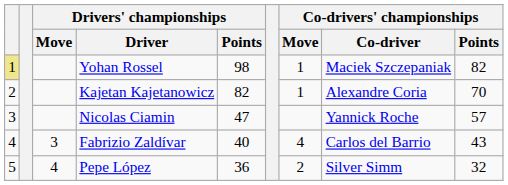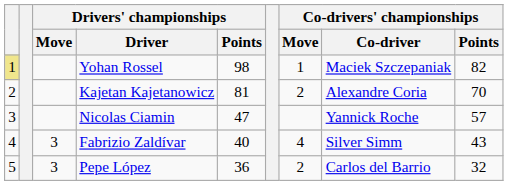(242, 92) 82 -> (242, 92) 81
(300, 92) 1 -> (300, 92) 2
(378, 142) Carlos del Barrio -> (364, 142) Silver Simm
(54, 167) 4 -> (54, 167) 3
(364, 167) Silver Simm -> (378, 167) Carlos del Barrio
